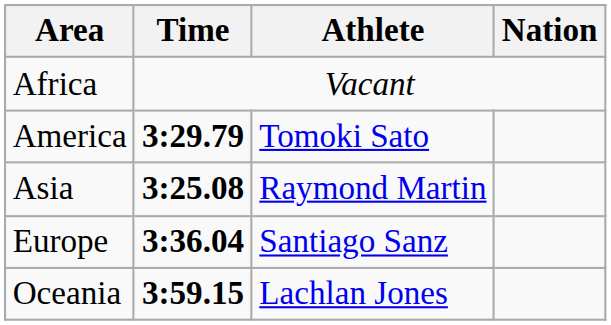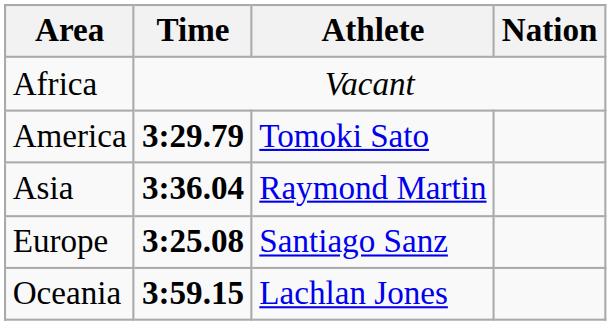(193, 188) 3:25.08 -> (193, 188) 3:36.04
(193, 240) 3:36.04 -> (193, 240) 3:25.08
